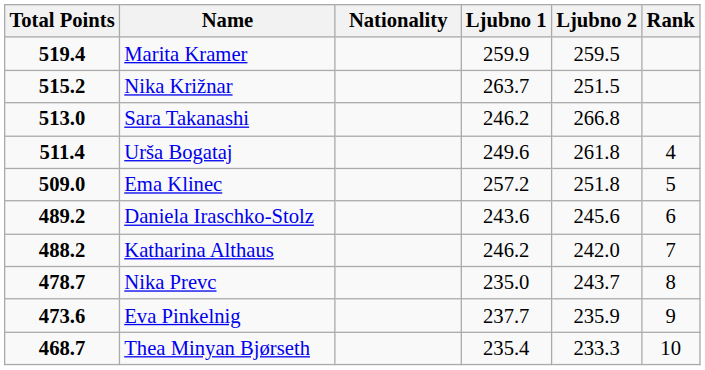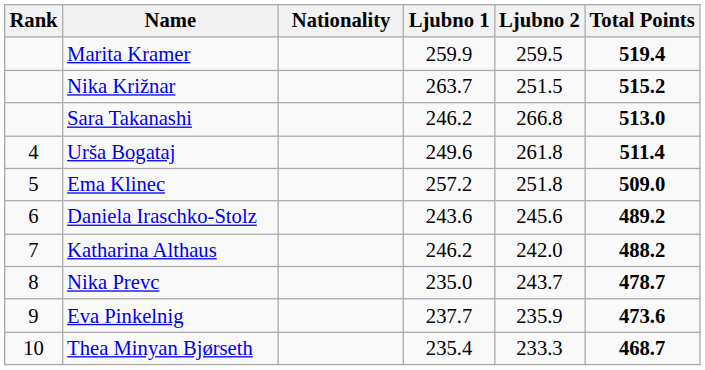columns swapped: (671, 20) <-> (62, 20)
